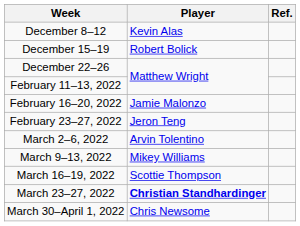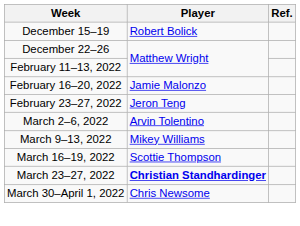- row: (66, 31)
